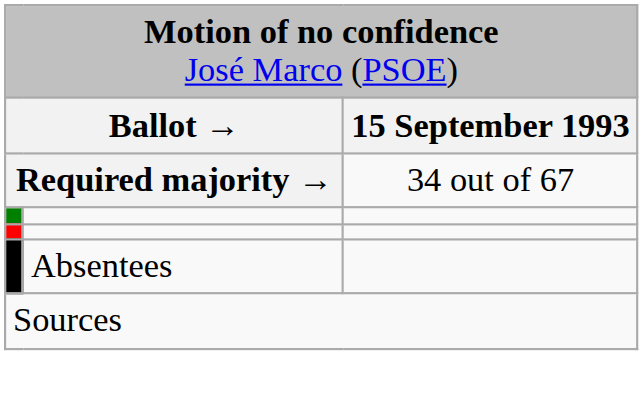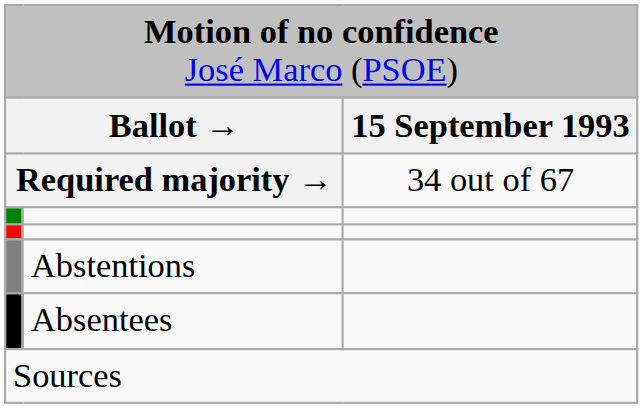+ row: (14, 266)
